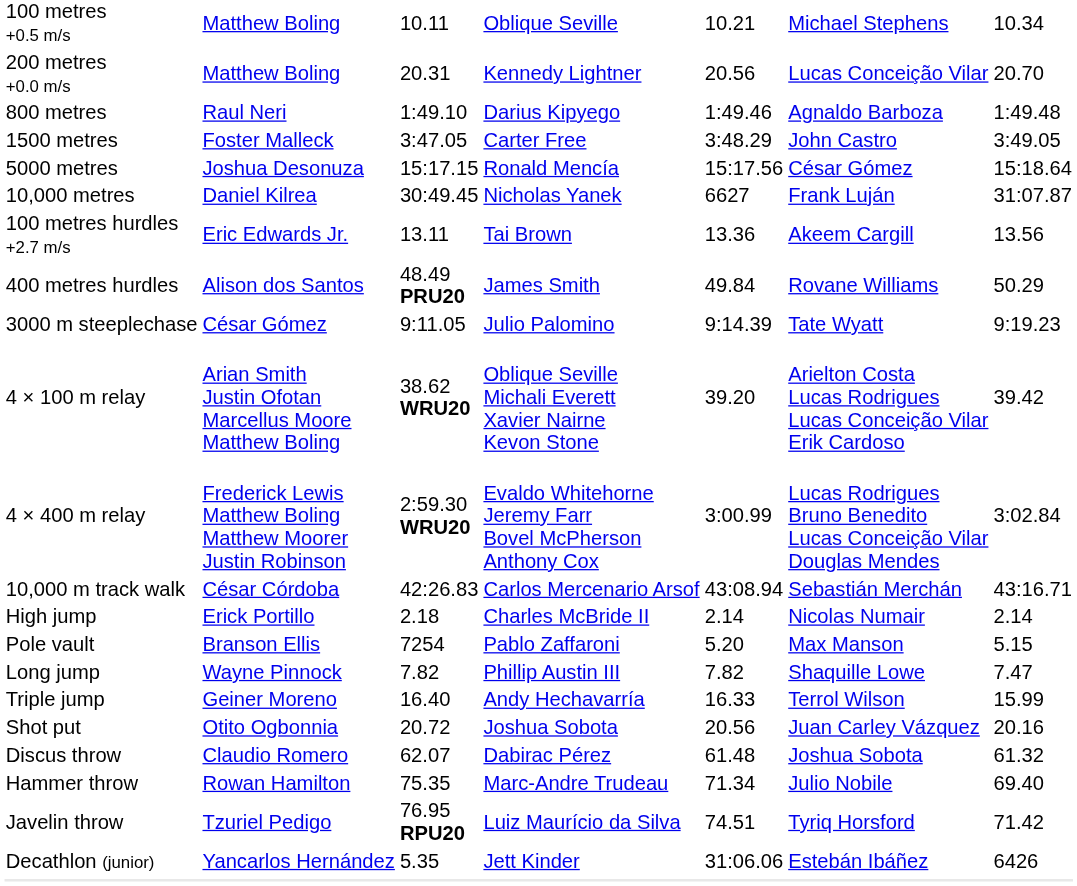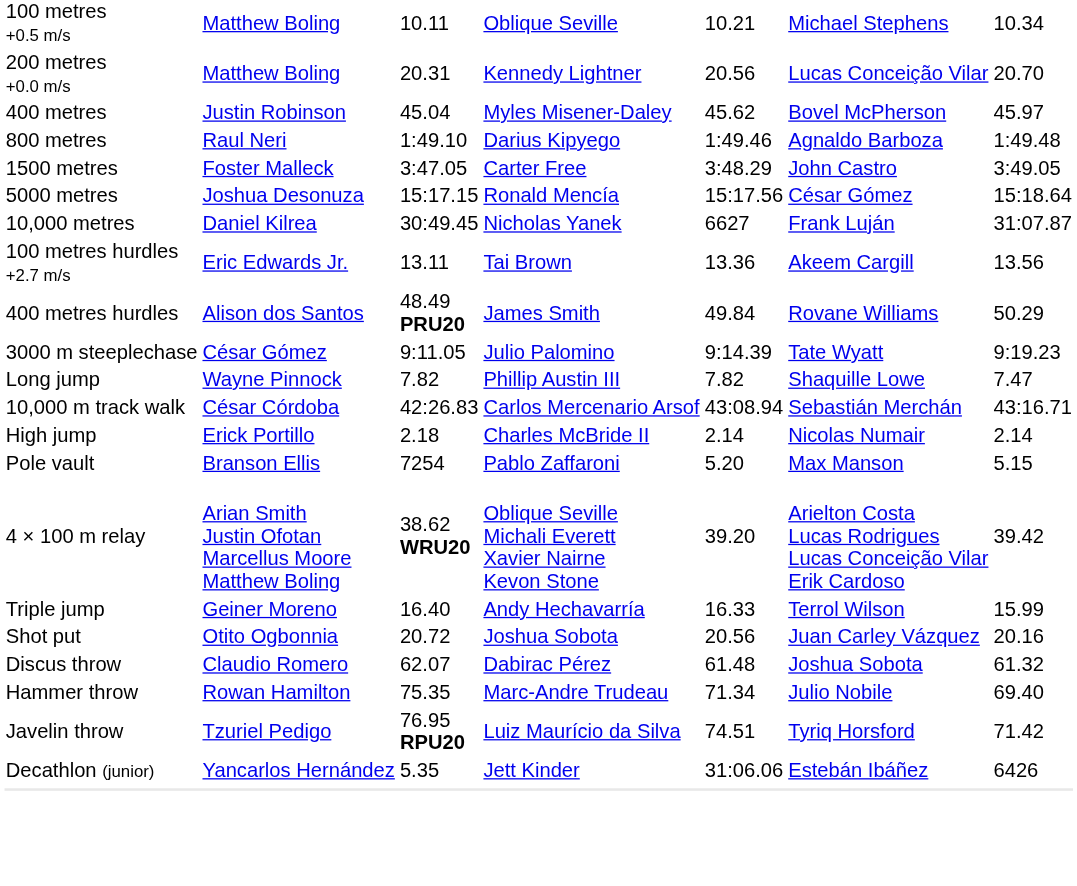+ row: (56, 112)
rows swapped: (76, 397) <-> (53, 672)
- row: (76, 515)
